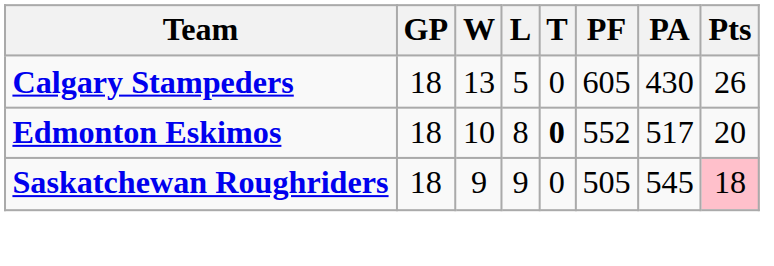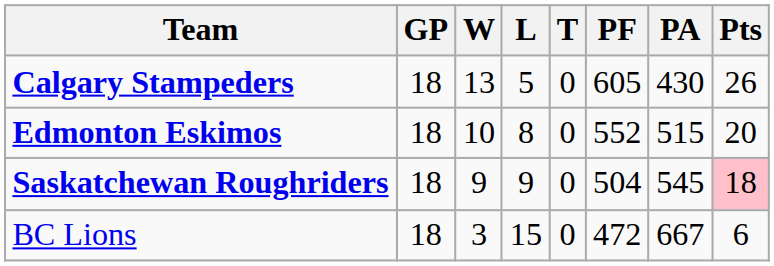(557, 132) bold -> (568, 132) normal
(670, 132) 517 -> (680, 132) 515
(607, 183) 505 -> (617, 183) 504
+ row: (75, 234)
